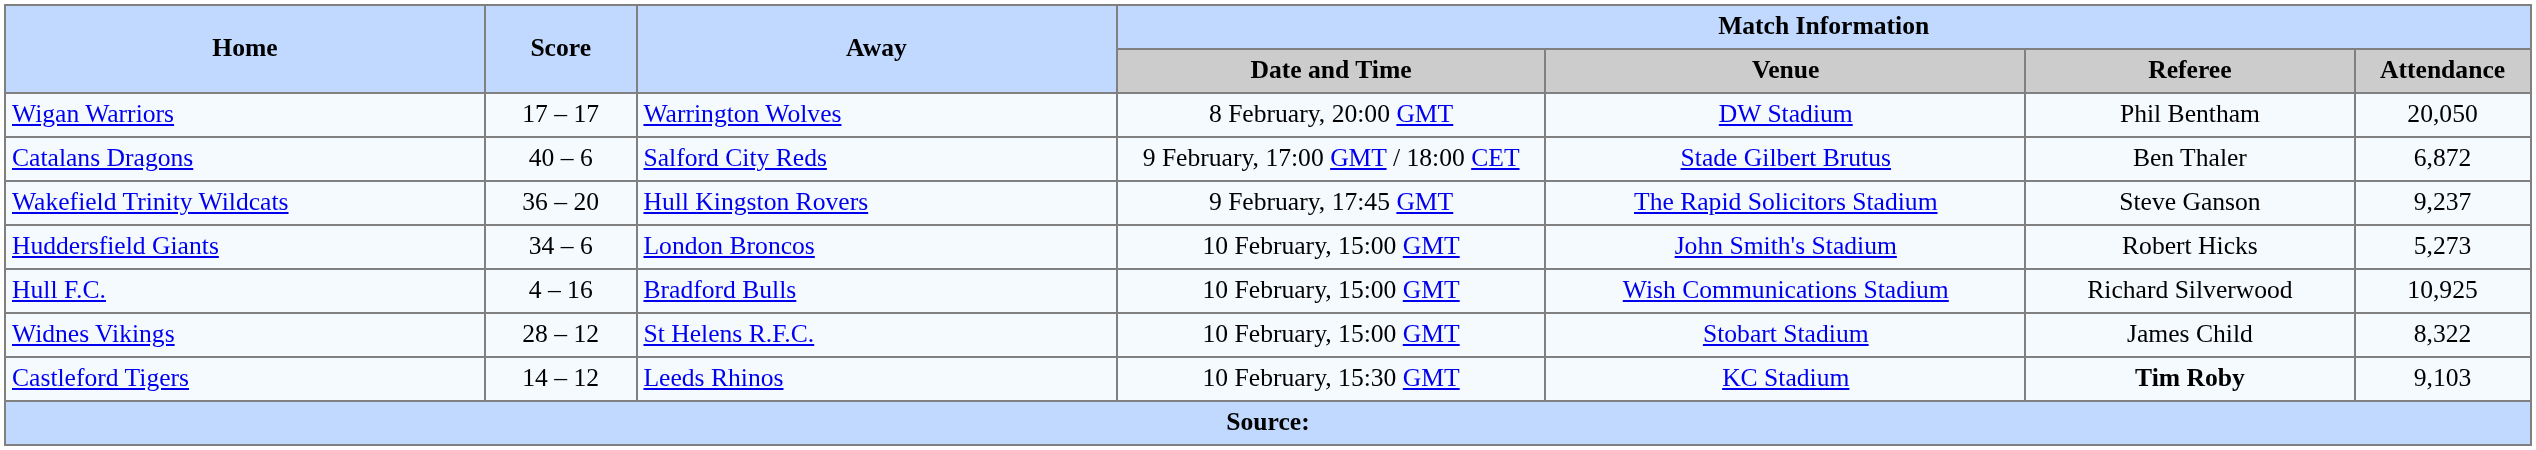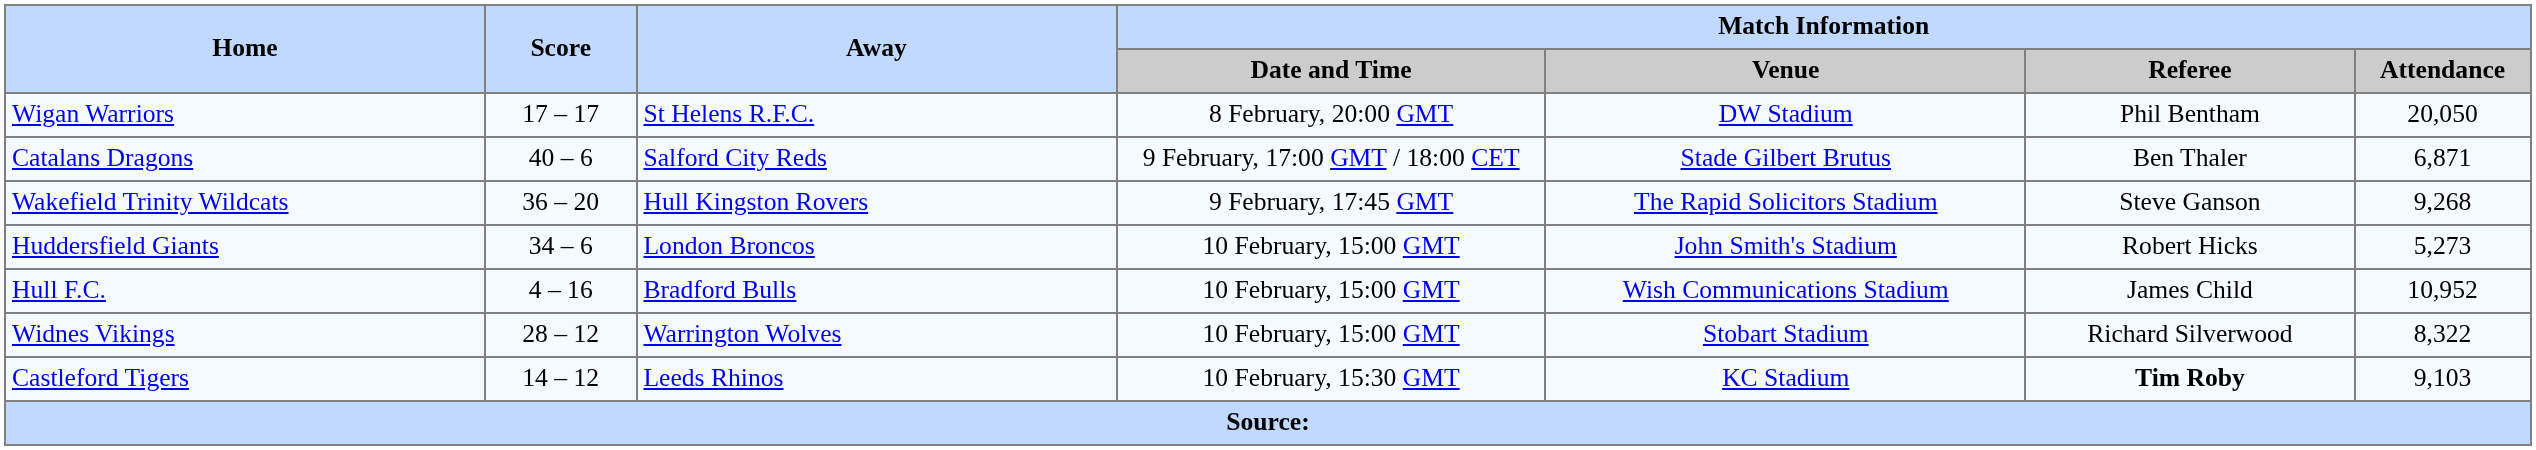(742, 114) Warrington Wolves -> (729, 114) St Helens R.F.C.
(2443, 158) 6,872 -> (2443, 158) 6,871
(2443, 202) 9,237 -> (2443, 202) 9,268
(2190, 290) Richard Silverwood -> (2190, 290) James Child
(2443, 290) 10,925 -> (2443, 290) 10,952
(729, 334) St Helens R.F.C. -> (742, 334) Warrington Wolves
(2190, 334) James Child -> (2190, 334) Richard Silverwood
